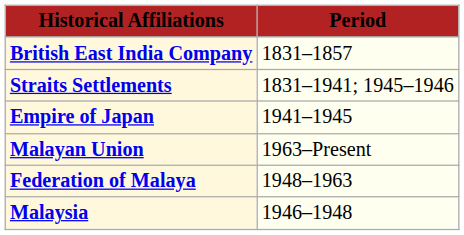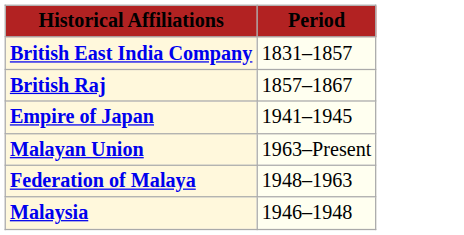+ row: (58, 85)
- row: (91, 85)
